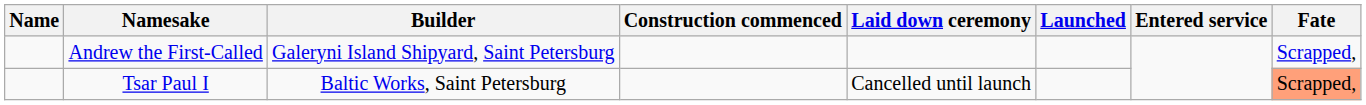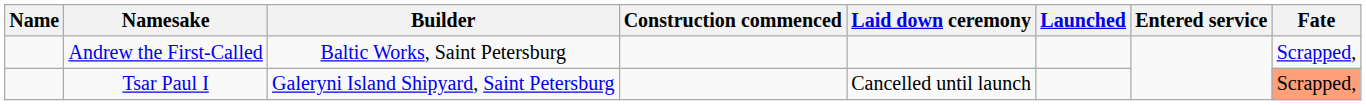(443, 52) Galeryni Island Shipyard, Saint Petersburg -> (443, 52) Baltic Works, Saint Petersburg
(443, 83) Baltic Works, Saint Petersburg -> (443, 83) Galeryni Island Shipyard, Saint Petersburg
